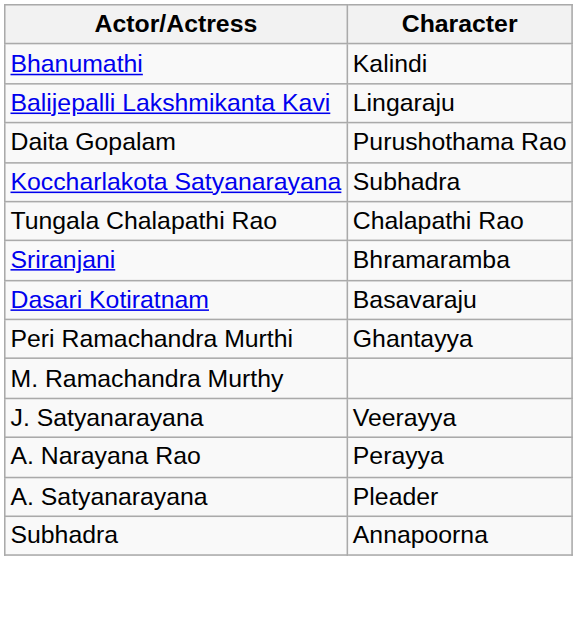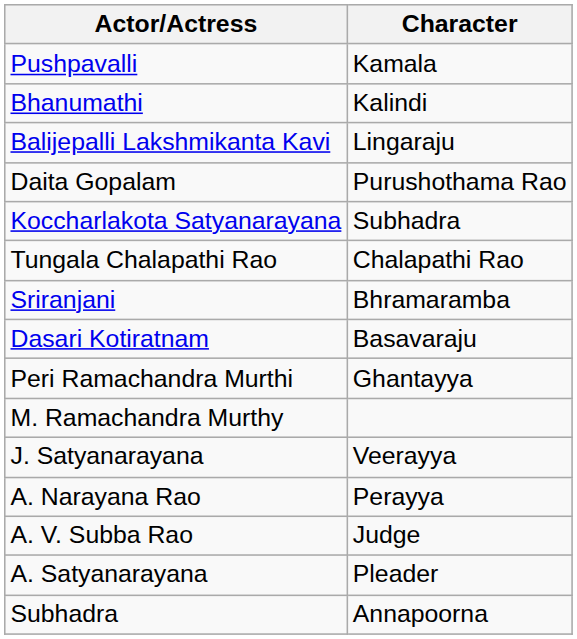+ row: (74, 63)
+ row: (102, 535)
